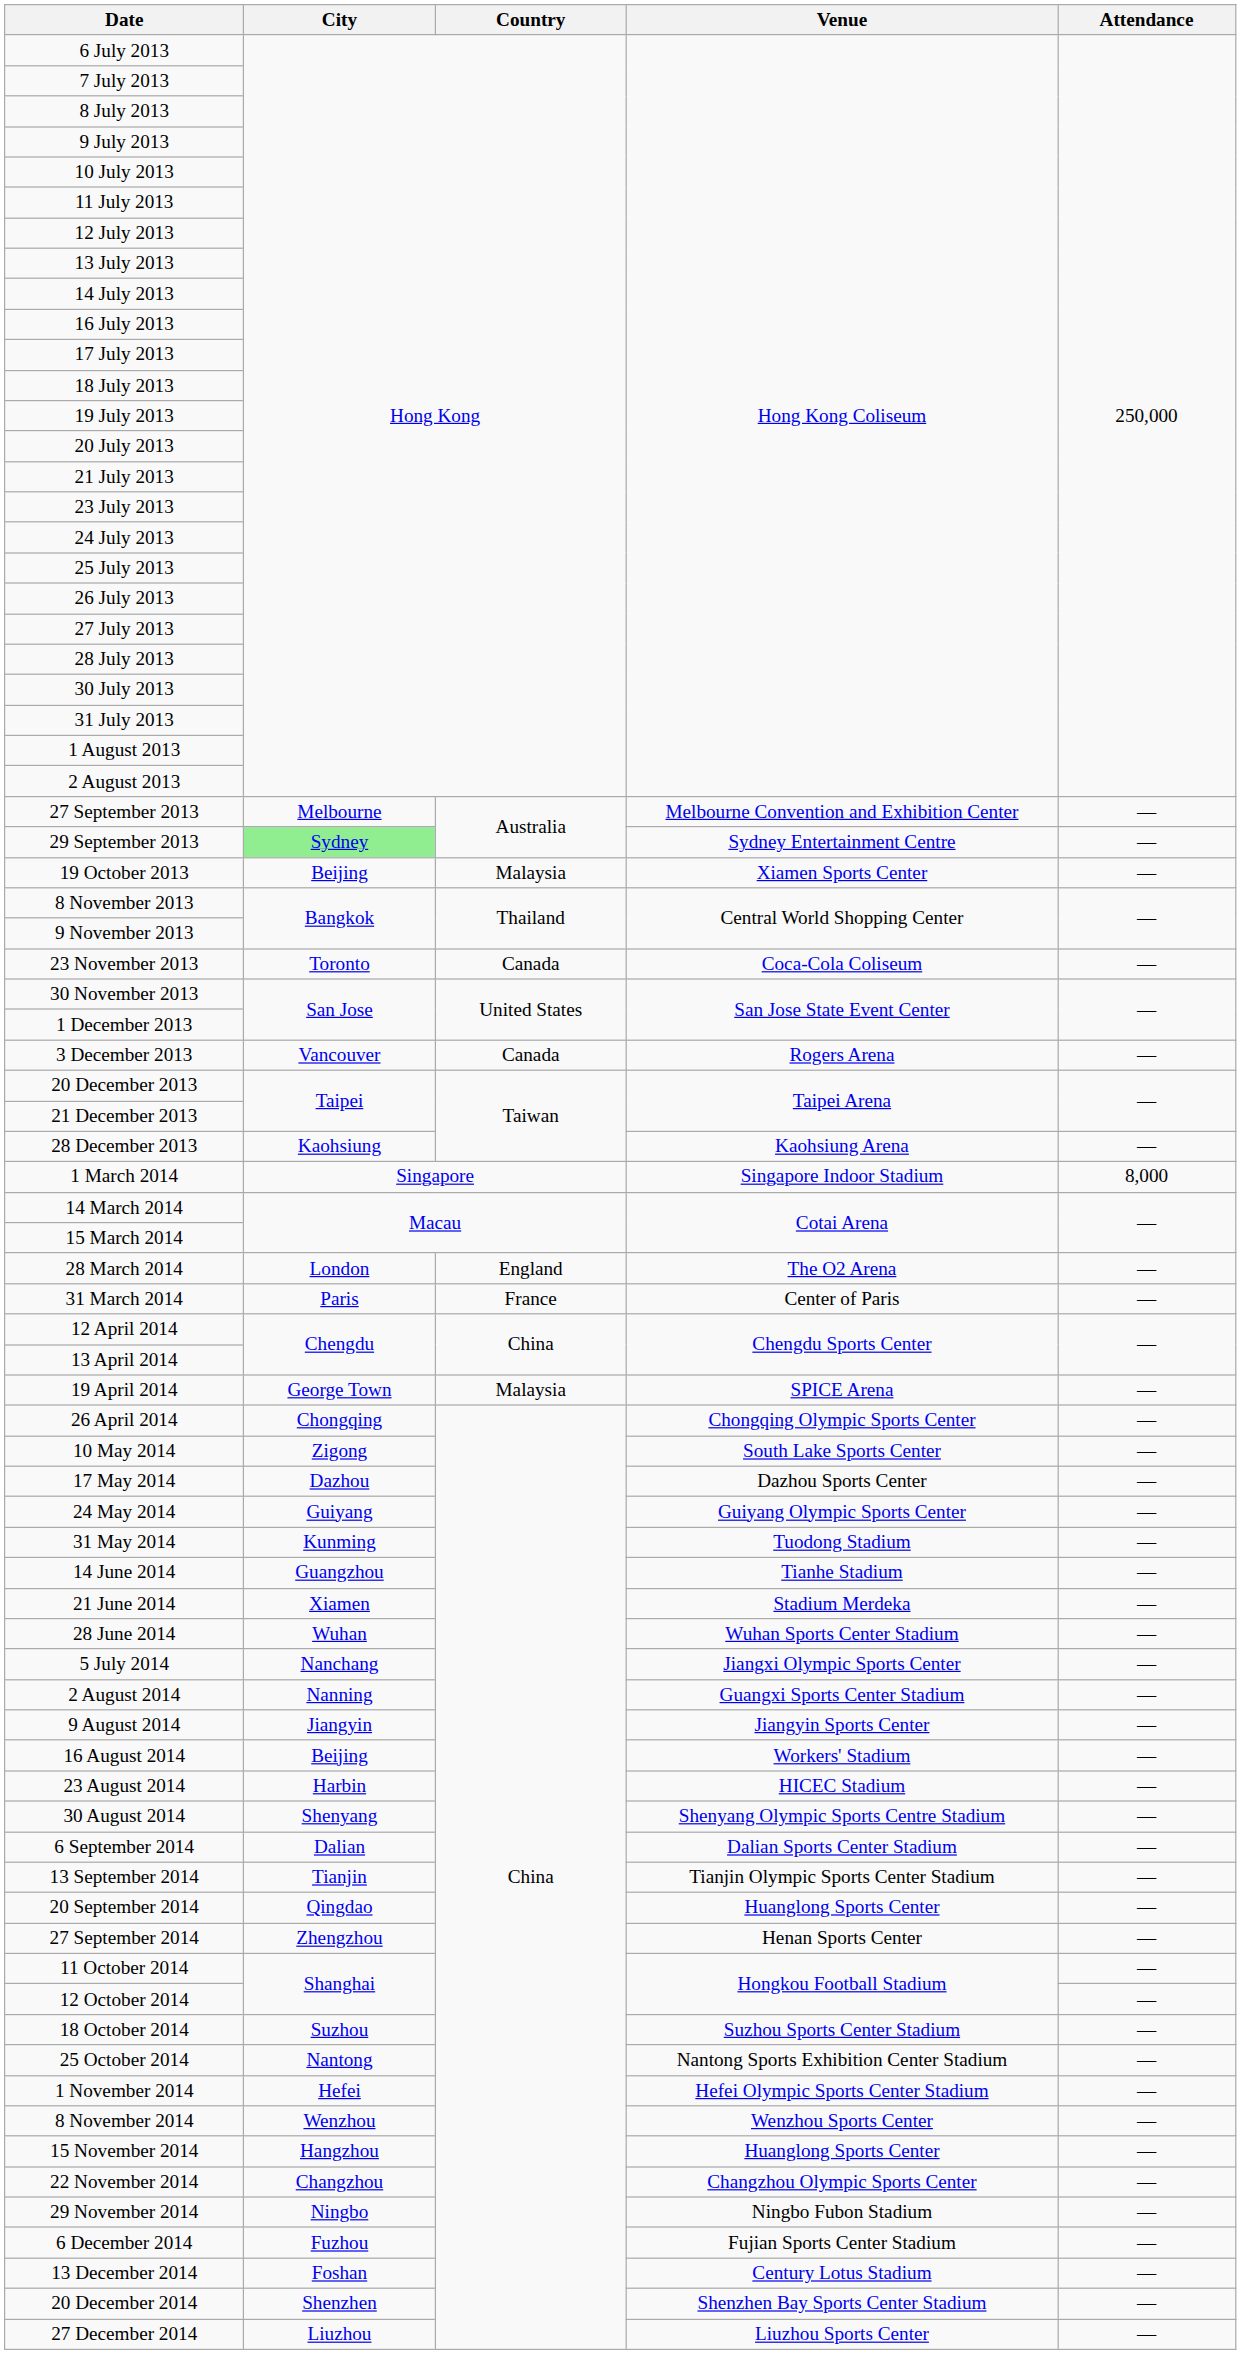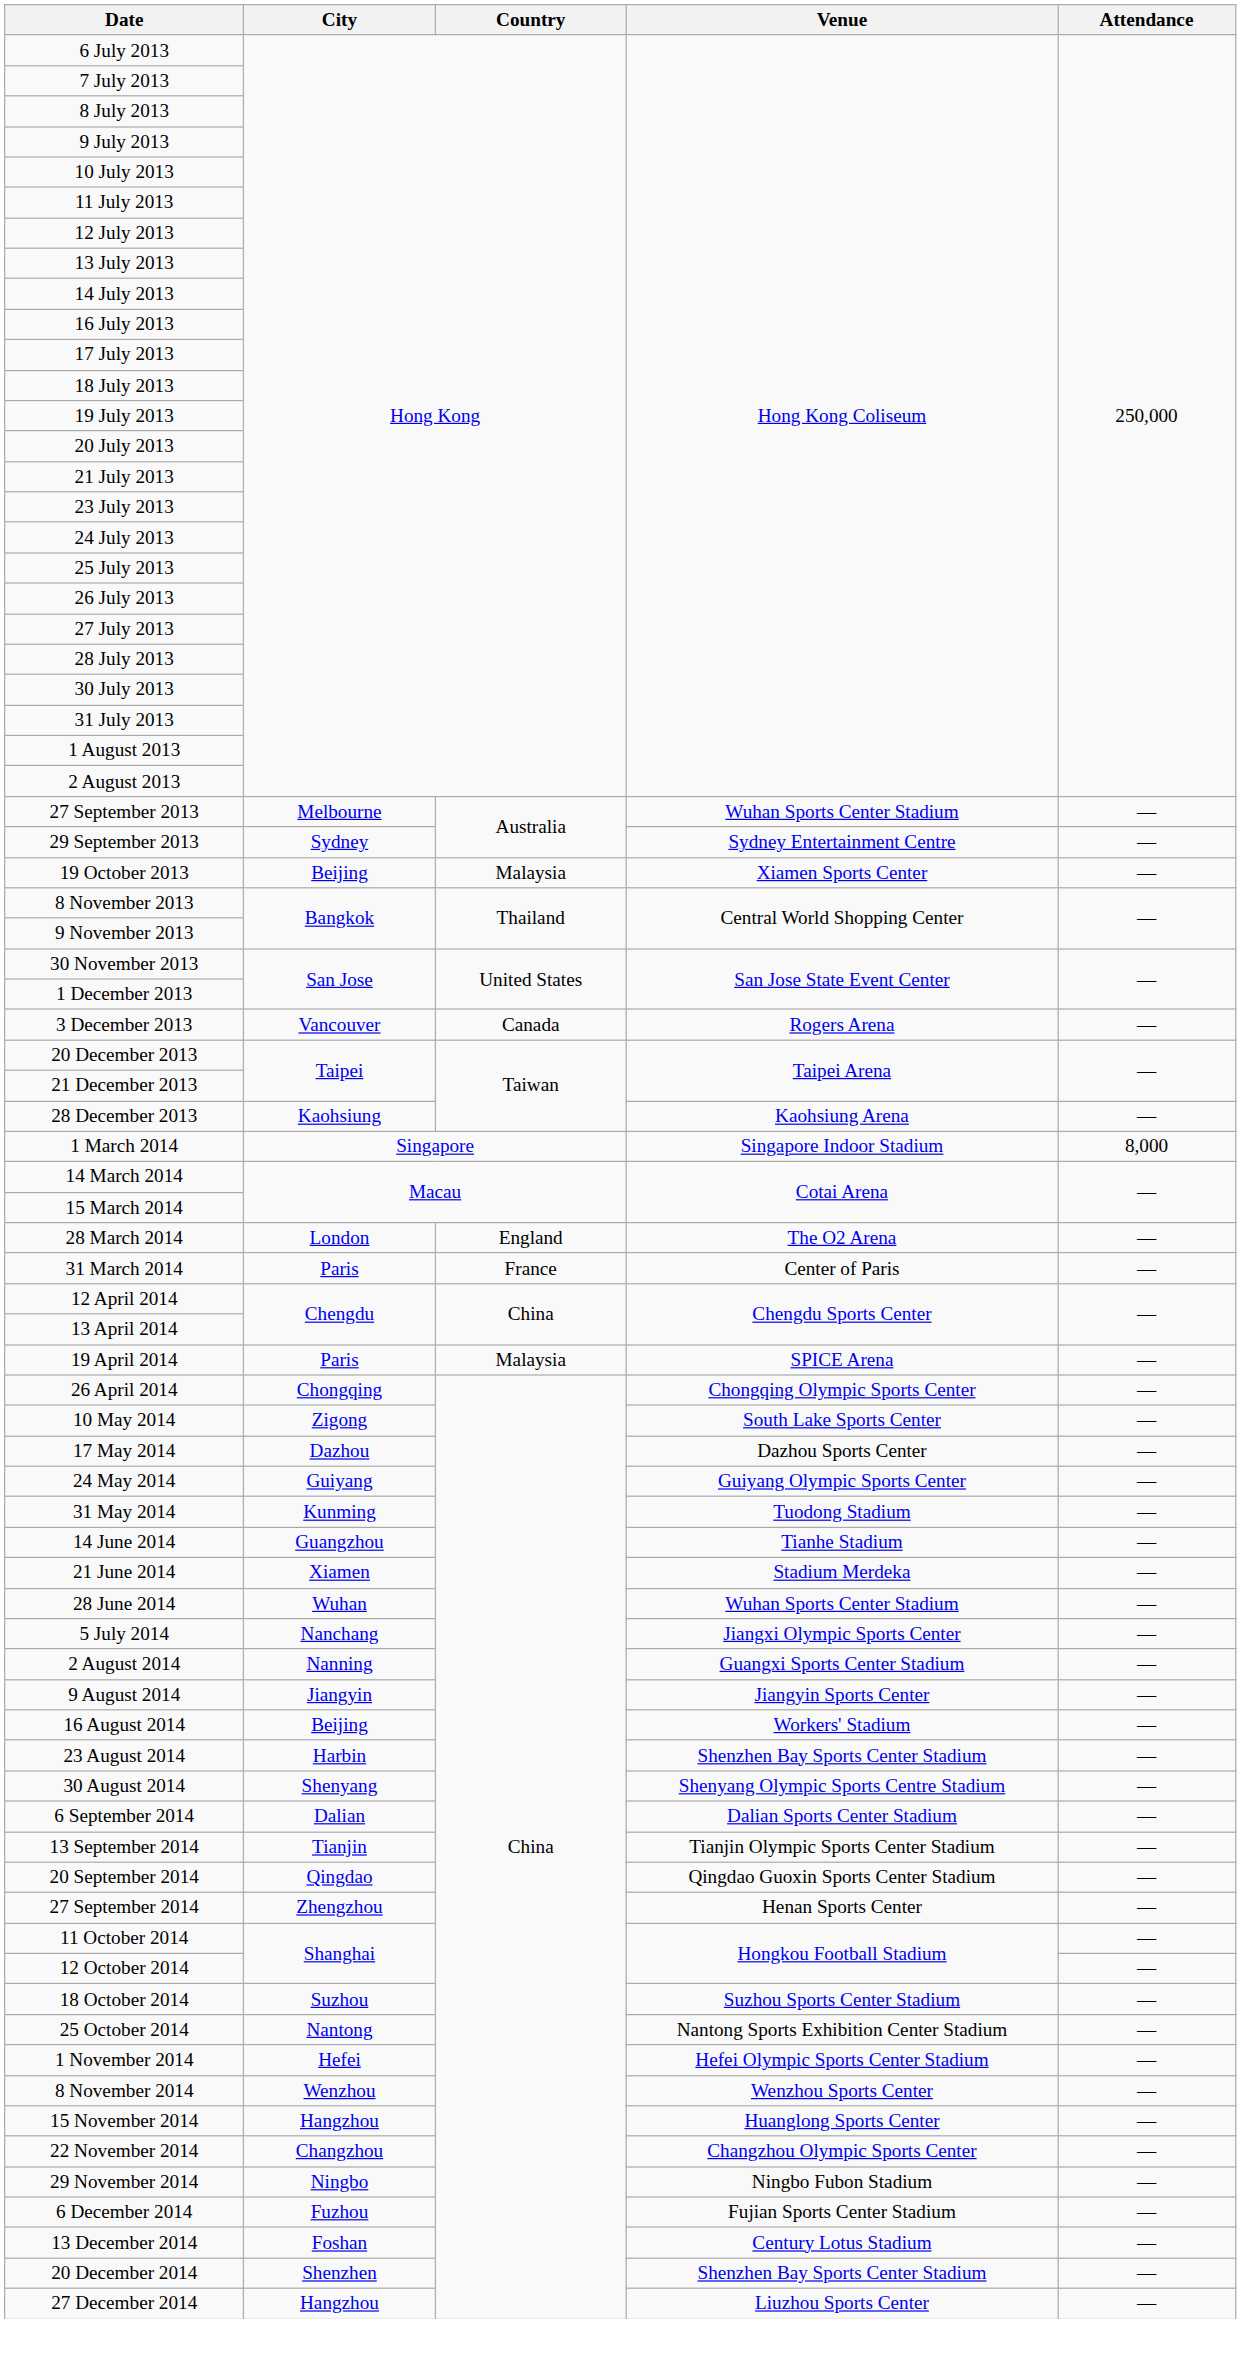(842, 811) Melbourne Convention and Exhibition Center -> (842, 811) Wuhan Sports Center Stadium
(339, 841) lightgreen background -> (339, 841) no background
- row: (124, 963)
(339, 1389) George Town -> (339, 1359) Paris
(842, 1785) HICEC Stadium -> (842, 1755) Shenzhen Bay Sports Center Stadium
(842, 1907) Huanglong Sports Center -> (842, 1877) Qingdao Guoxin Sports Center Stadium
(339, 2333) Liuzhou -> (339, 2303) Hangzhou
